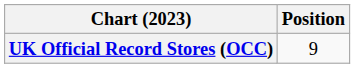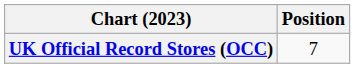(313, 48) 9 -> (313, 48) 7
